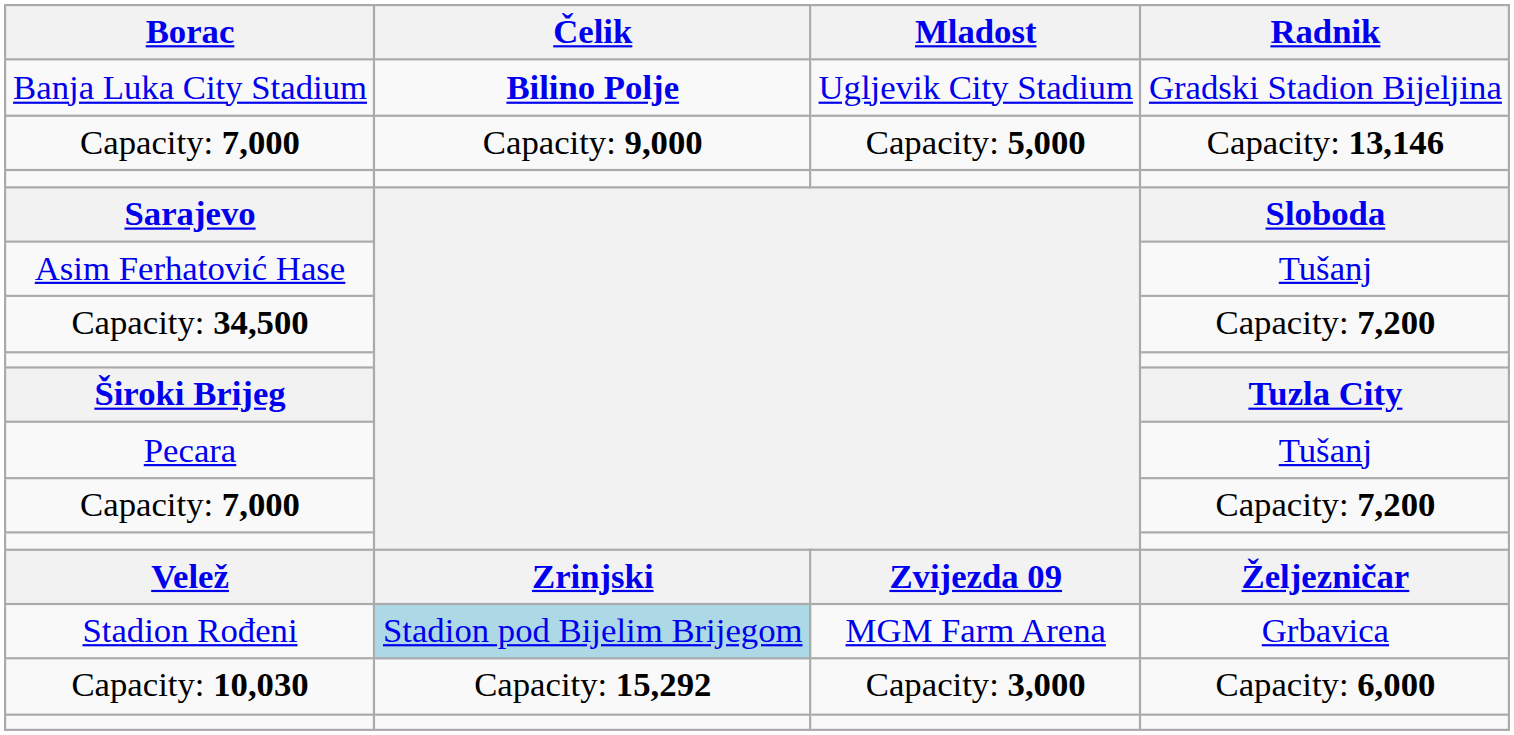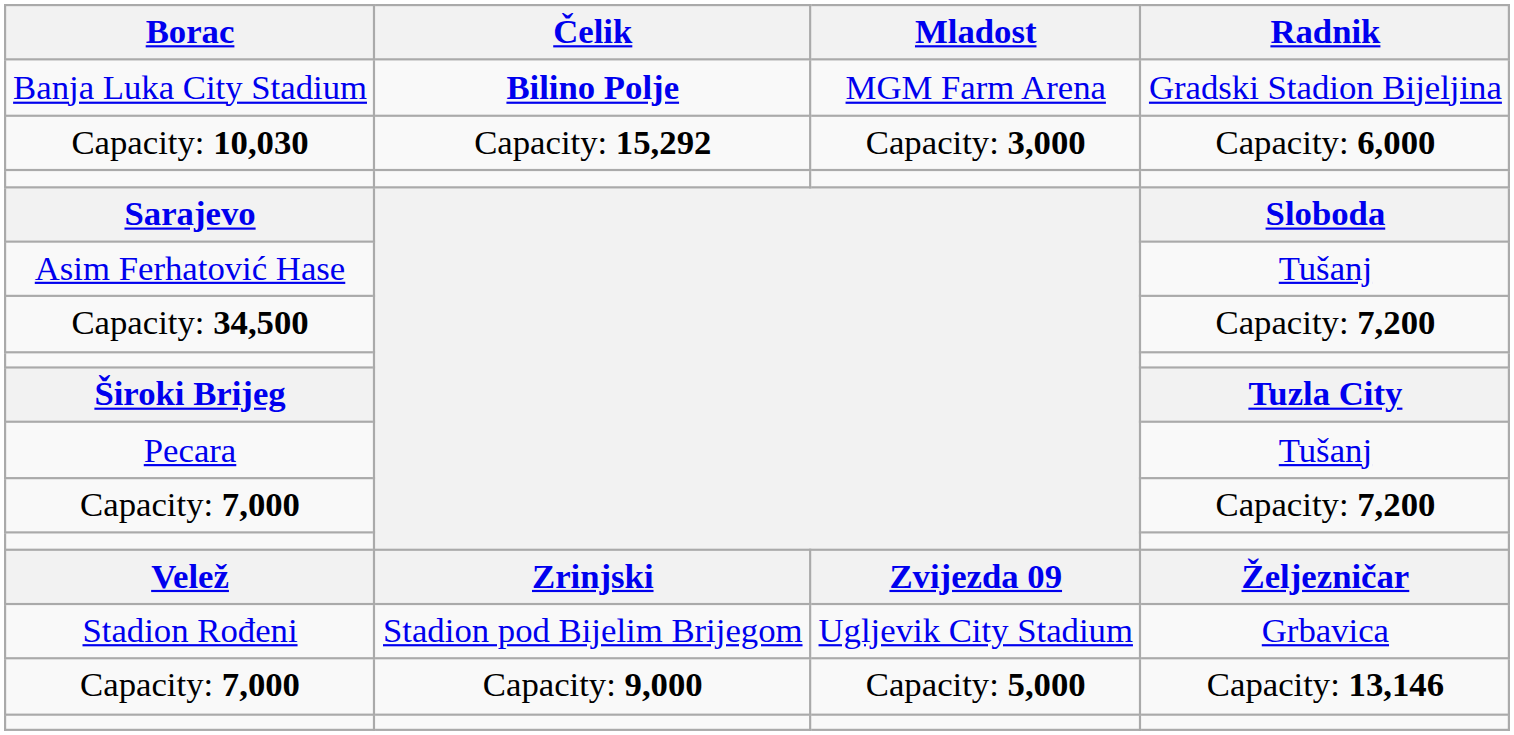(976, 87) Ugljevik City Stadium -> (976, 87) MGM Farm Arena
rows swapped: (190, 685) <-> (190, 142)
(593, 630) lightblue background -> (593, 630) no background
(976, 630) MGM Farm Arena -> (976, 630) Ugljevik City Stadium
